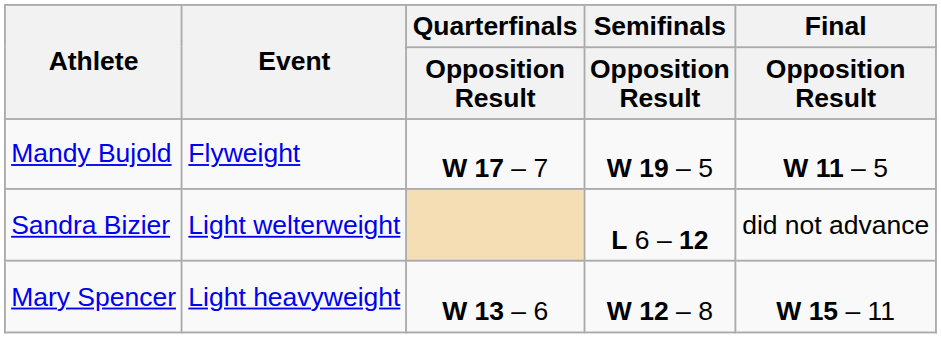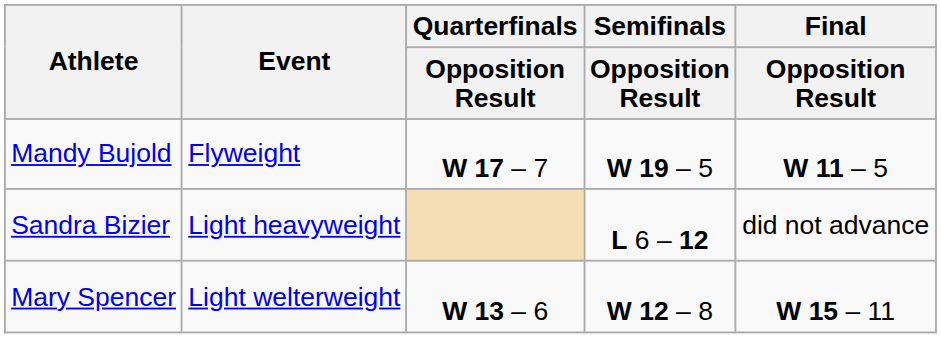(294, 225) Light welterweight -> (294, 225) Light heavyweight
(294, 297) Light heavyweight -> (294, 297) Light welterweight
